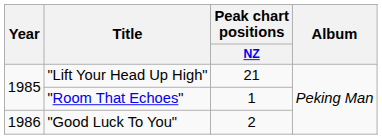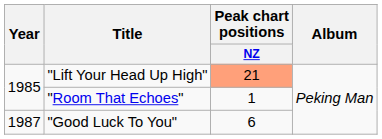(252, 75) no background -> (252, 75) lightsalmon background
(24, 122) 1986 -> (24, 122) 1987
(252, 122) 2 -> (252, 122) 6
